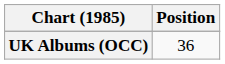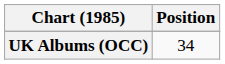(186, 45) 36 -> (186, 45) 34
